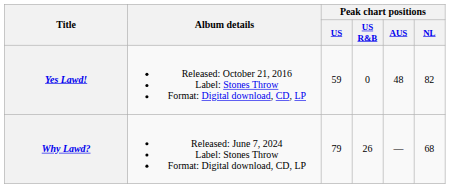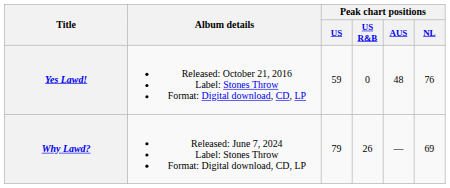(429, 80) 82 -> (429, 80) 76
(429, 149) 68 -> (429, 149) 69
